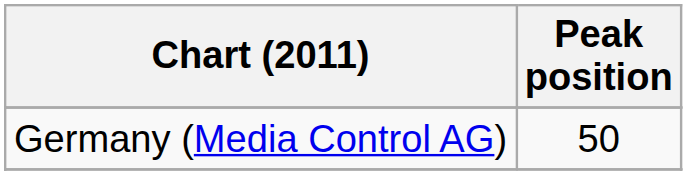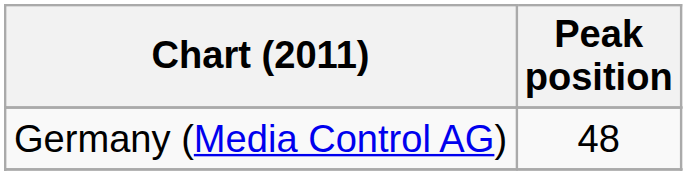(599, 137) 50 -> (599, 137) 48
